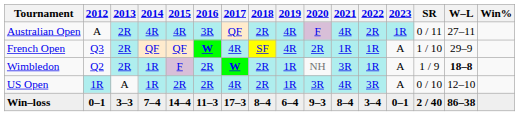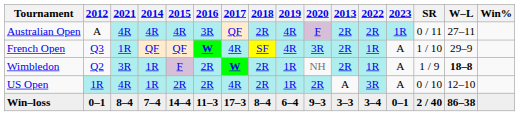columns swapped: (125, 13) <-> (345, 13)
(318, 48) 2R -> (318, 48) 3R
(318, 84) 3R -> (318, 84) 2R
